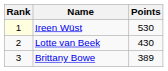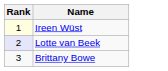- column: (146, 12)
(18, 43) no background -> (18, 43) lavender background
